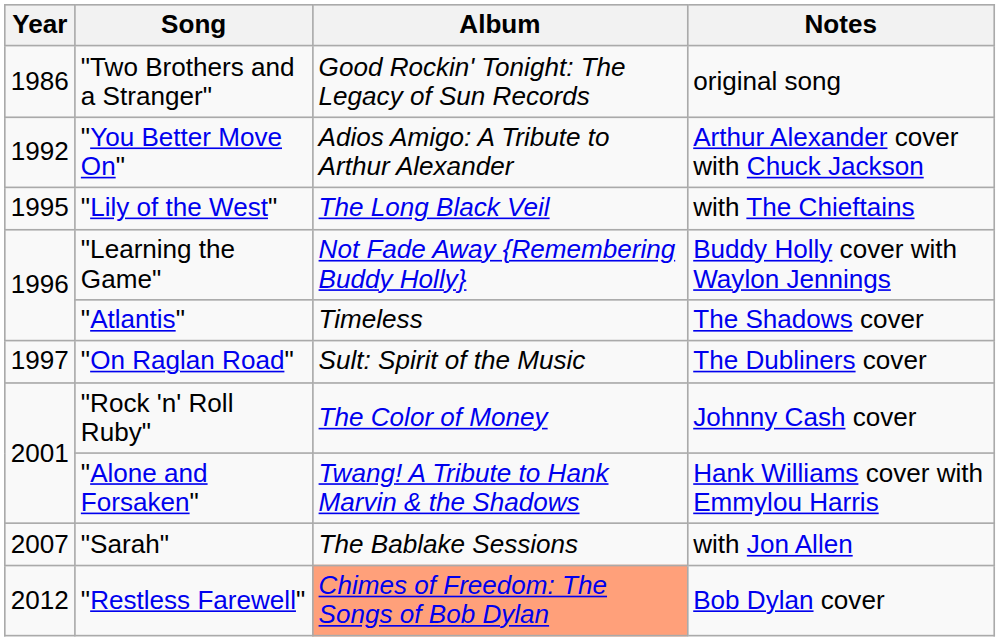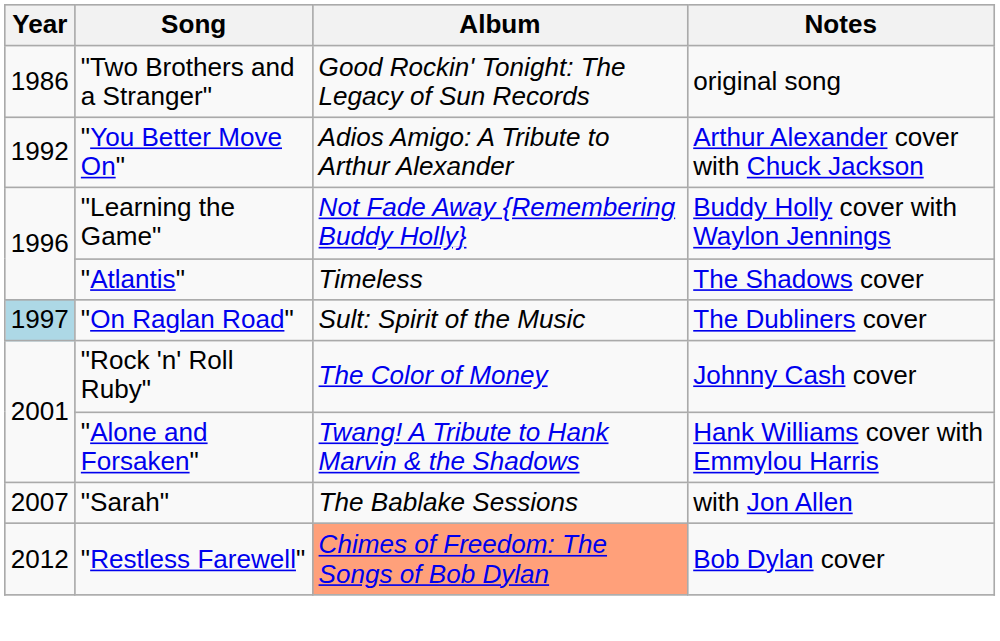- row: (179, 207)
(40, 361) no background -> (40, 320) lightblue background
